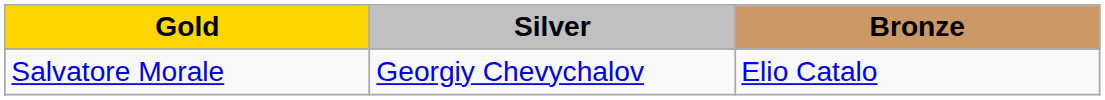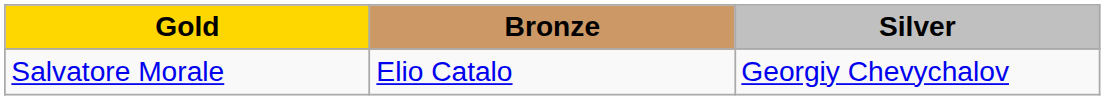columns swapped: (552, 26) <-> (917, 26)
